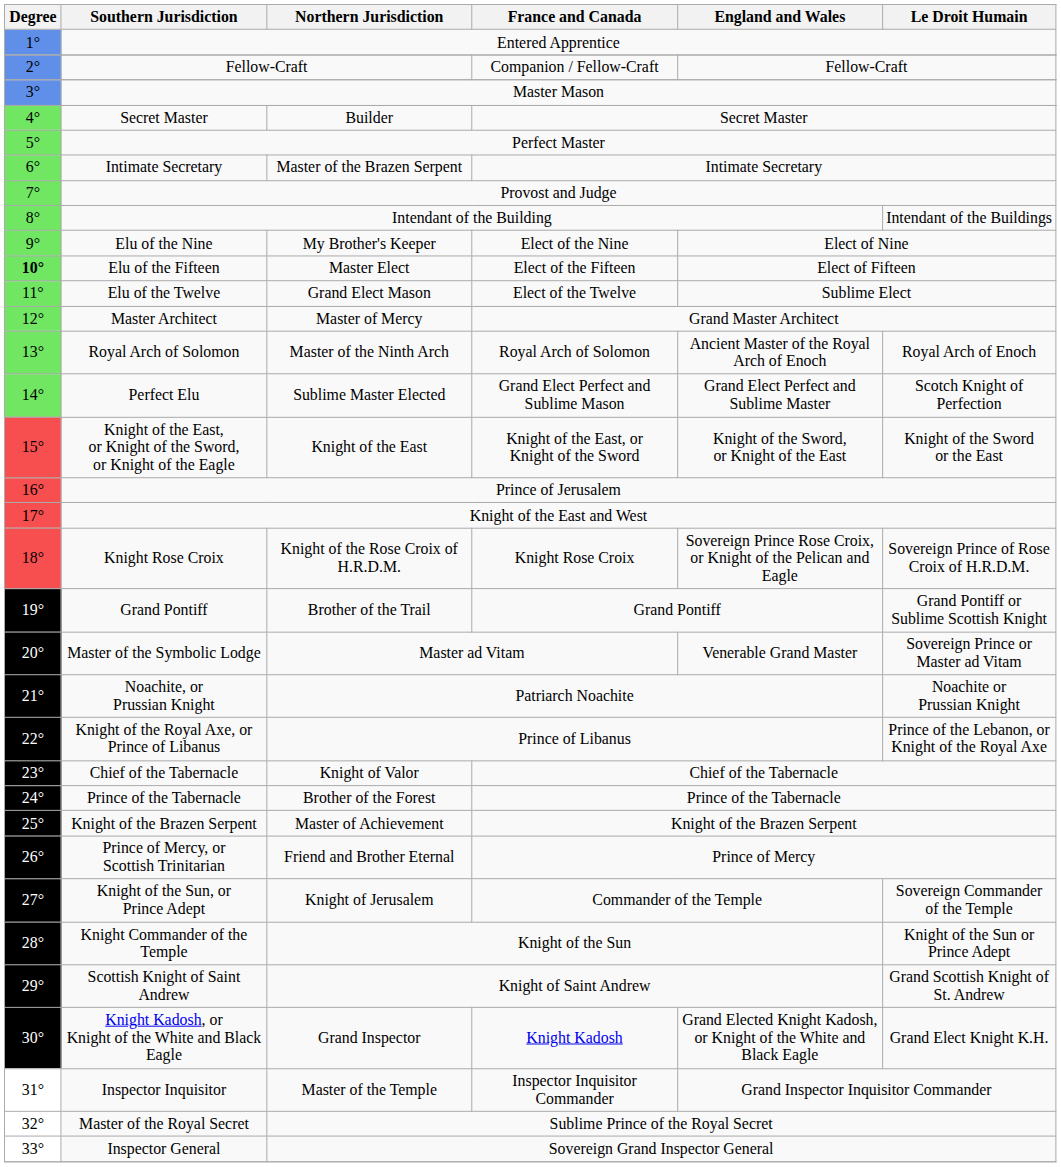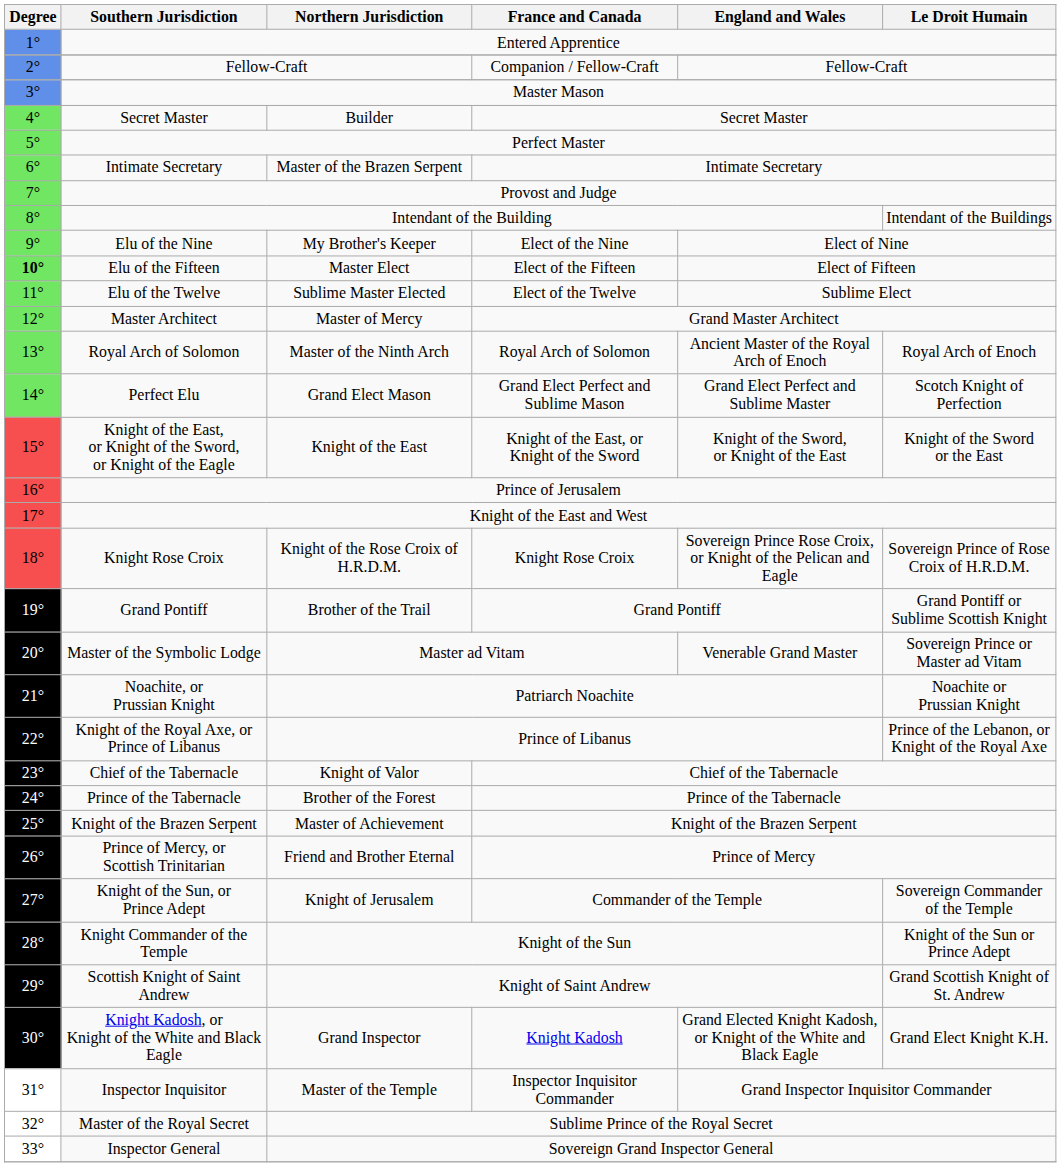(369, 293) Grand Elect Mason -> (369, 293) Sublime Master Elected
(369, 395) Sublime Master Elected -> (369, 395) Grand Elect Mason
